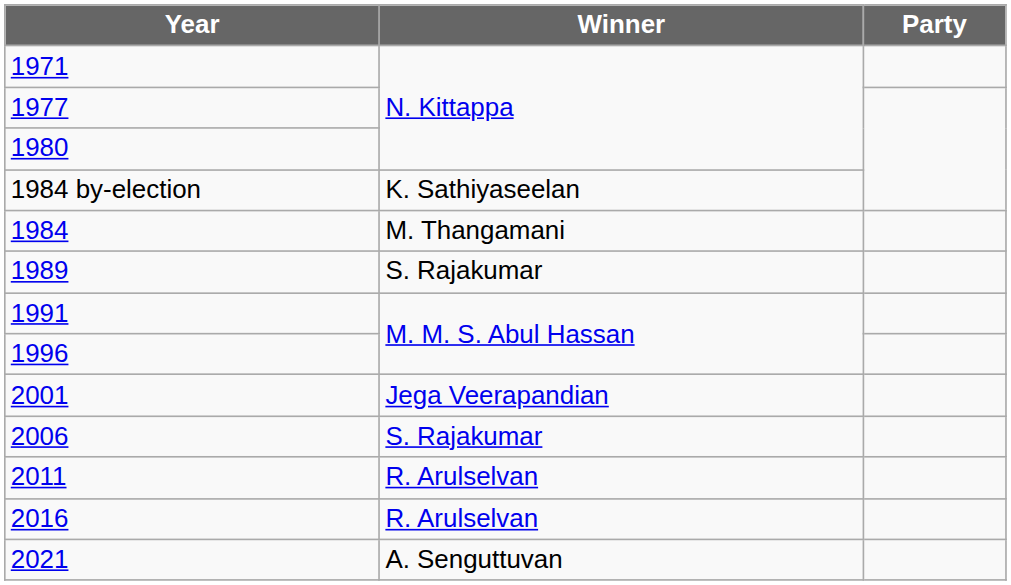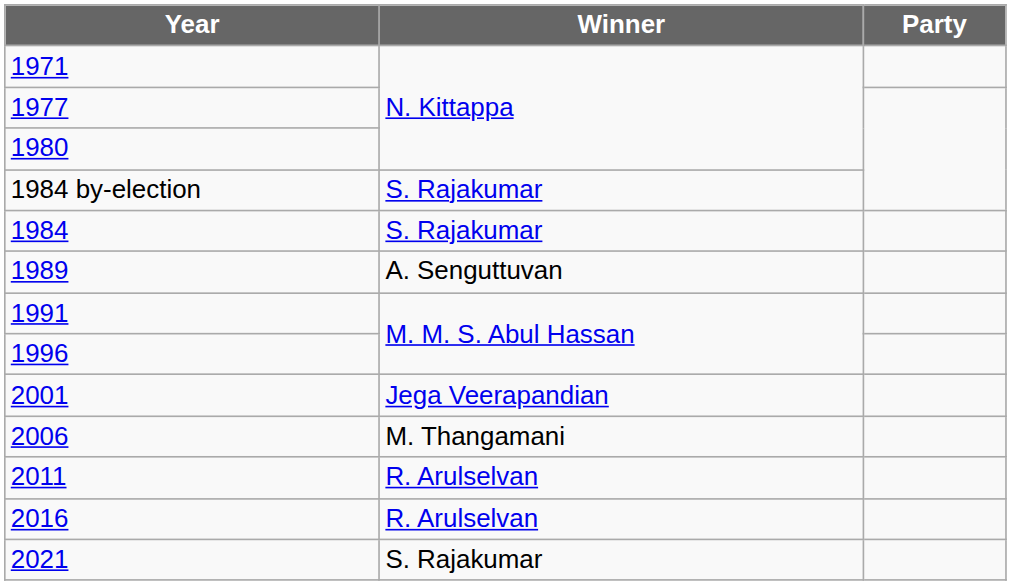(483, 189) K. Sathiyaseelan -> (464, 189) S. Rajakumar
(475, 230) M. Thangamani -> (464, 230) S. Rajakumar
(464, 271) S. Rajakumar -> (474, 271) A. Senguttuvan
(464, 436) S. Rajakumar -> (475, 436) M. Thangamani
(474, 559) A. Senguttuvan -> (464, 559) S. Rajakumar
